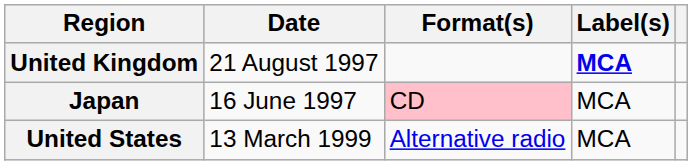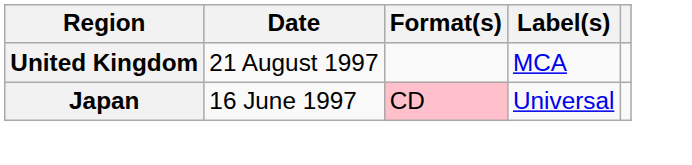(604, 62) bold -> (540, 62) normal
(604, 100) MCA -> (564, 100) Universal
- row: (104, 139)
